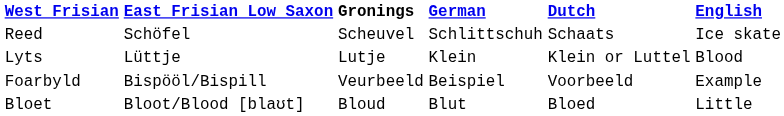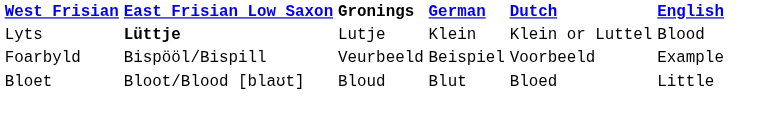- row: (24, 35)
(152, 58) normal -> (152, 35) bold
